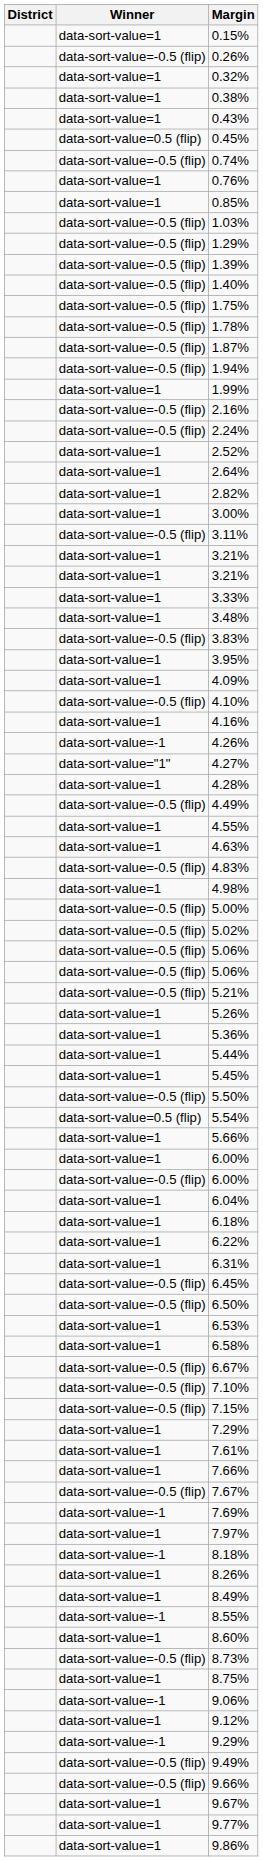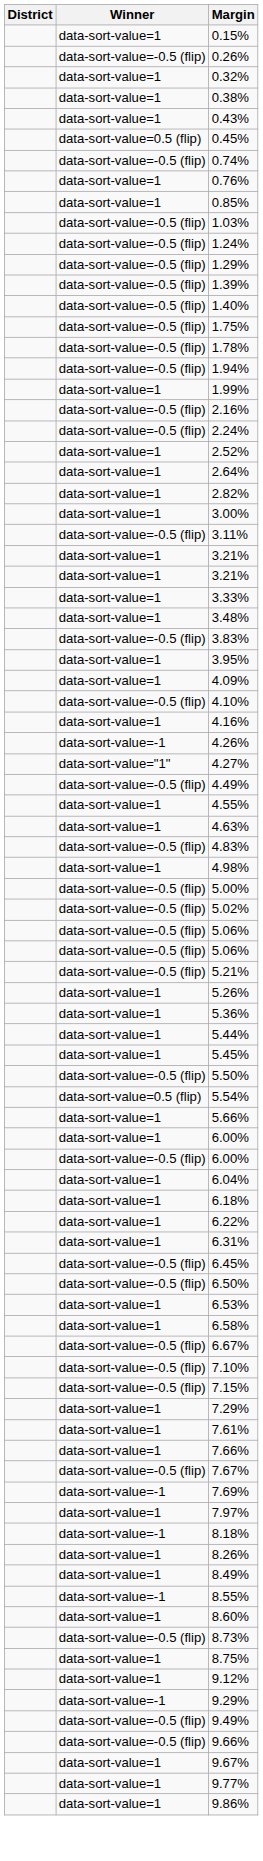+ row: (132, 243)
- row: (132, 347)
- row: (110, 784)
- row: (112, 1700)
